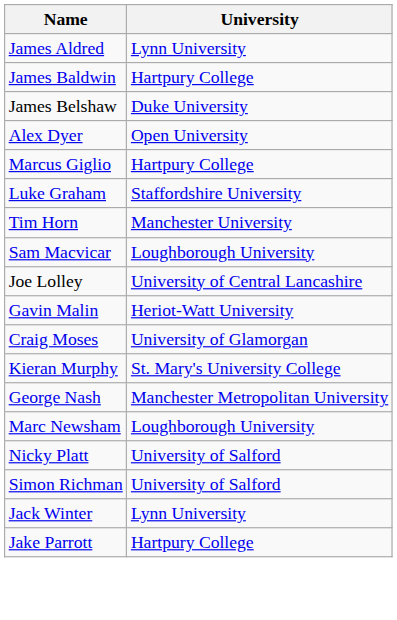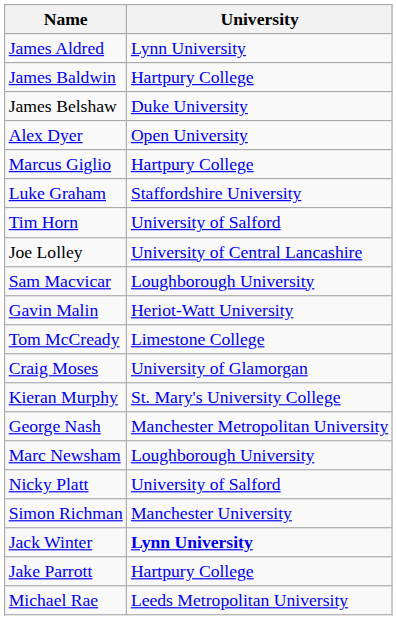(211, 222) Manchester University -> (206, 222) University of Salford
rows swapped: (46, 280) <-> (60, 251)
+ row: (64, 339)
(206, 484) University of Salford -> (211, 513) Manchester University
(188, 513) normal -> (192, 542) bold
+ row: (53, 600)
